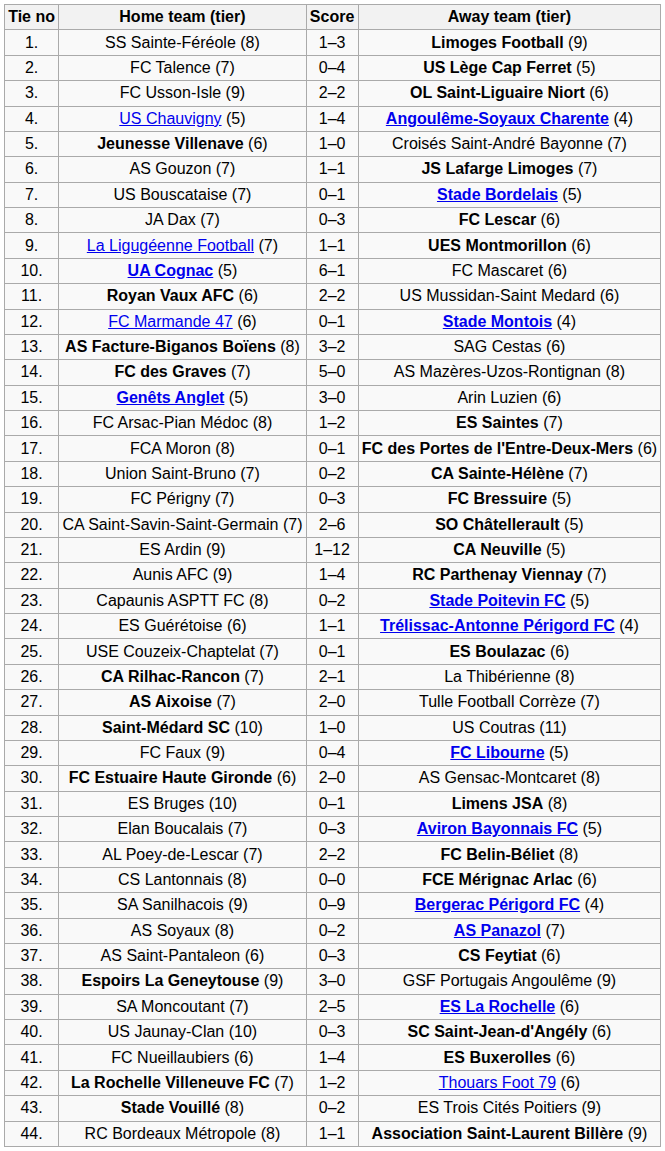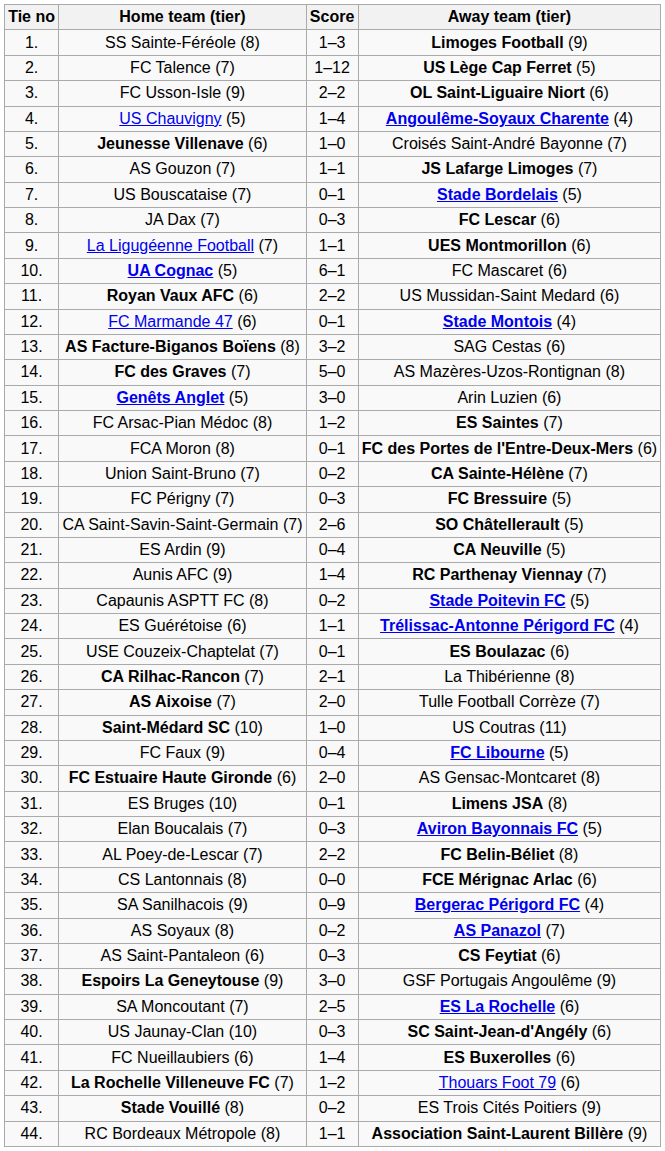(332, 67) 0–4 -> (332, 67) 1–12
(332, 550) 1–12 -> (332, 550) 0–4
